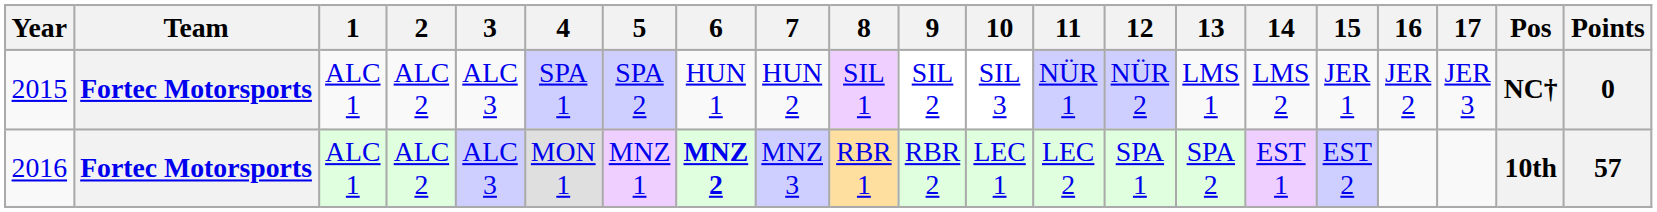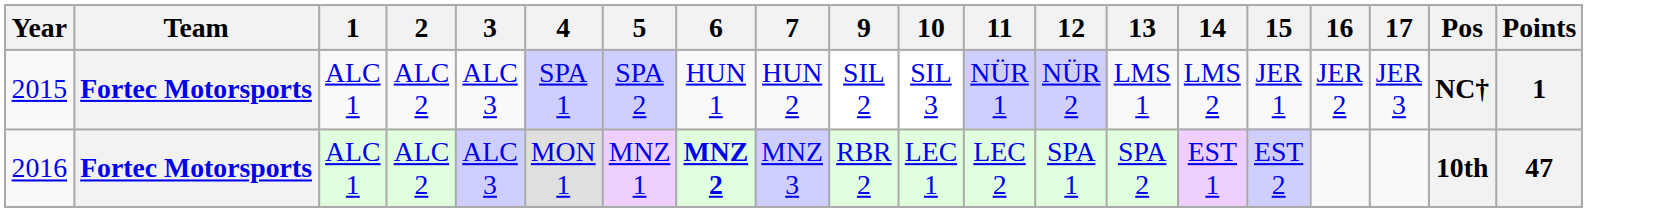- column: (864, 26)
(1608, 89) 0 -> (1539, 89) 1
(1608, 167) 57 -> (1539, 167) 47
